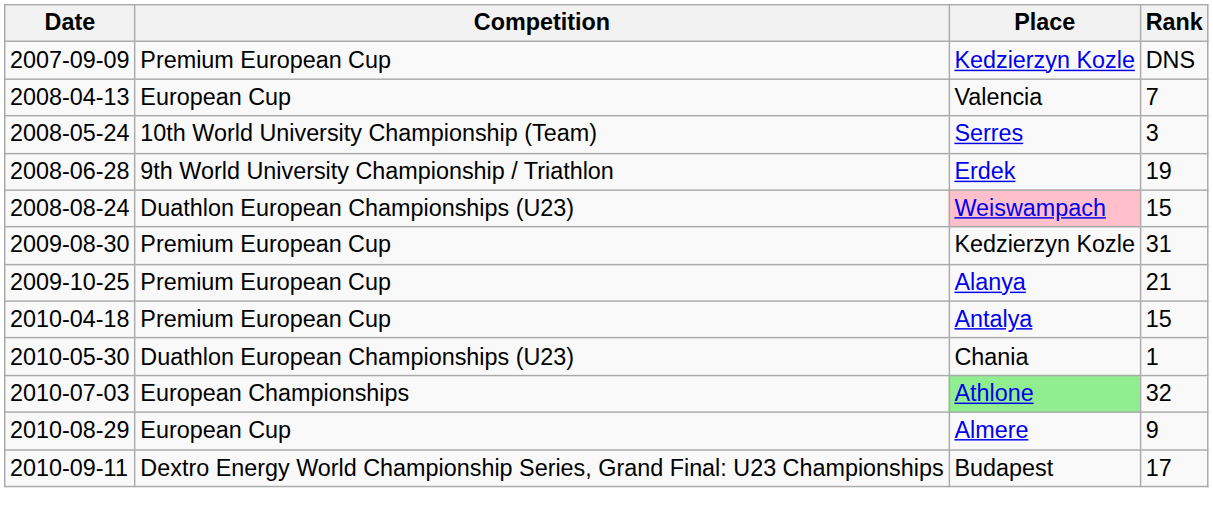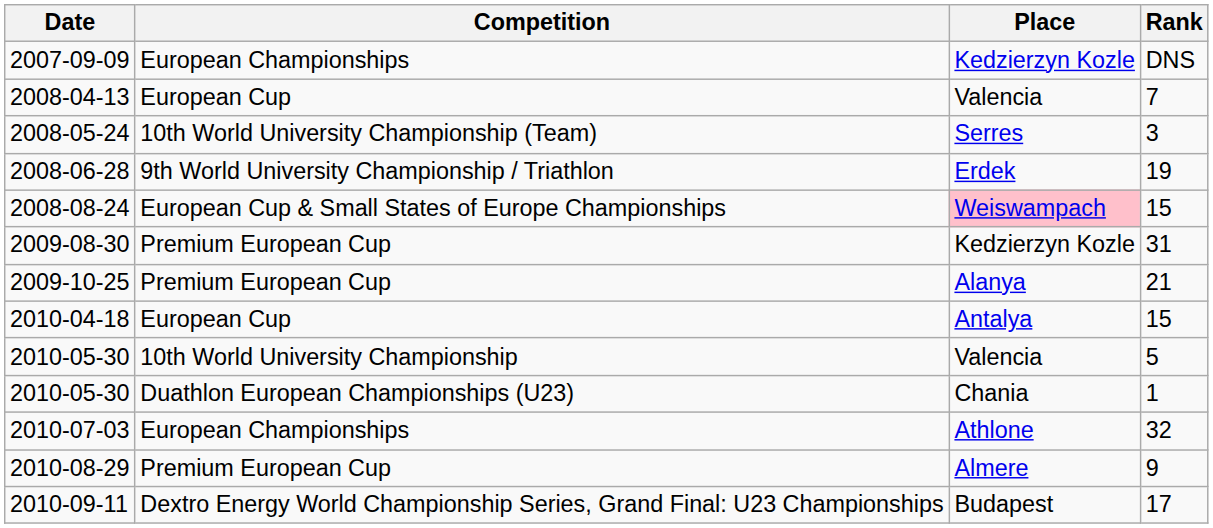(266, 60) Premium European Cup -> (275, 60) European Championships
(357, 208) Duathlon European Championships (U23) -> (433, 208) European Cup & Small States of Europe Championships
(266, 319) Premium European Cup -> (216, 319) European Cup
+ row: (70, 356)
(994, 393) lightgreen background -> (994, 430) no background
(216, 430) European Cup -> (266, 467) Premium European Cup
